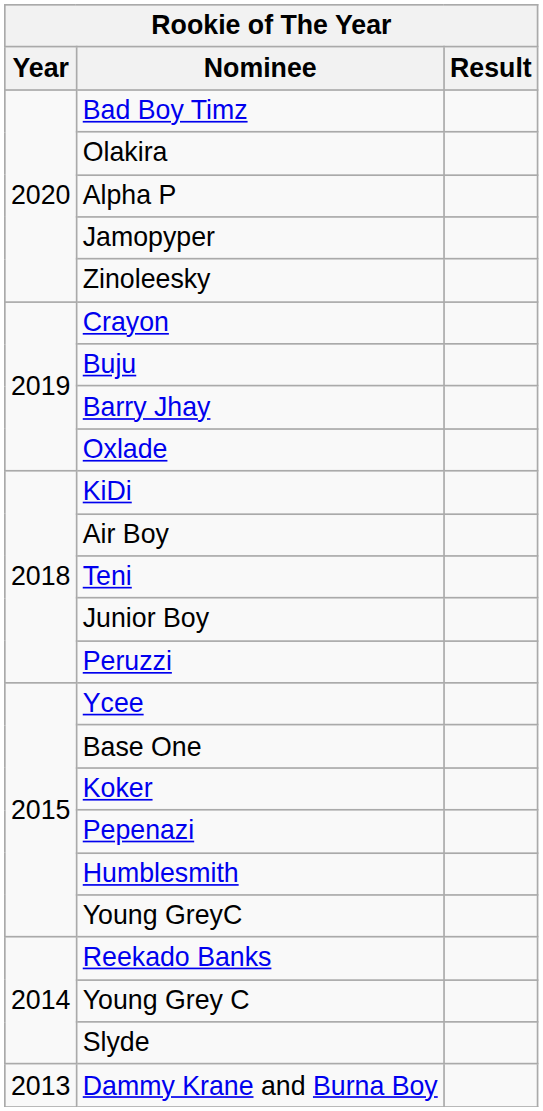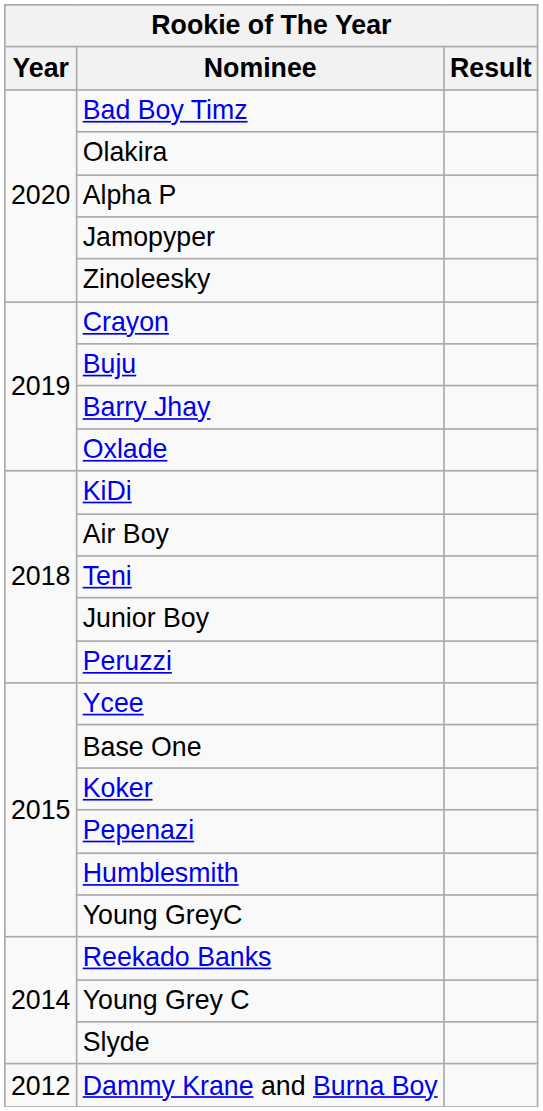(41, 1085) 2013 -> (41, 1085) 2012
